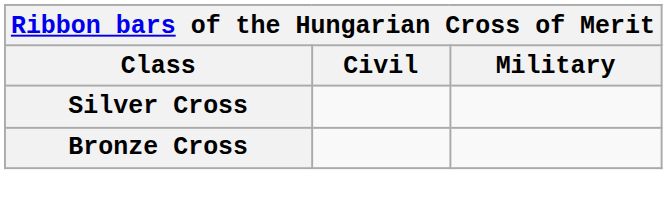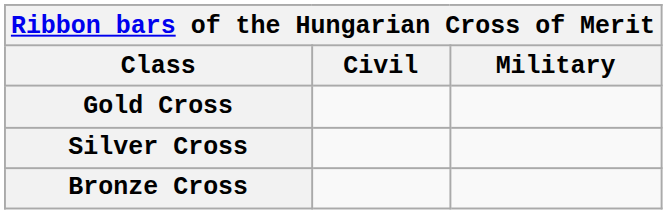+ row: (158, 107)
